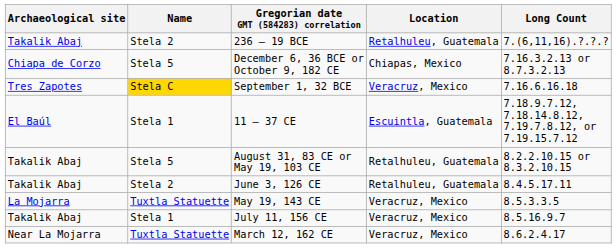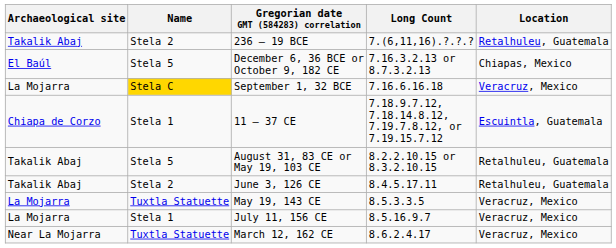columns swapped: (556, 19) <-> (434, 19)
(54, 64) Chiapa de Corzo -> (30, 64) El Baúl
(45, 87) Tres Zapotes -> (39, 87) La Mojarra
(30, 121) El Baúl -> (54, 121) Chiapa de Corzo
(45, 218) Takalik Abaj -> (39, 218) La Mojarra
